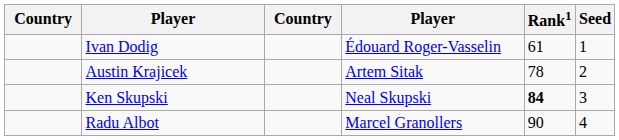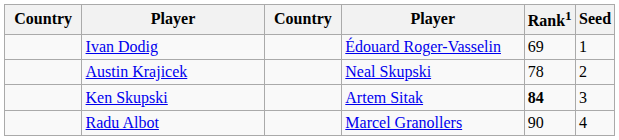(536, 46) 61 -> (536, 46) 69
(384, 72) Artem Sitak -> (388, 72) Neal Skupski
(388, 97) Neal Skupski -> (384, 97) Artem Sitak
